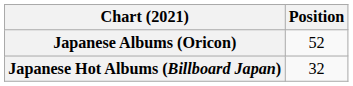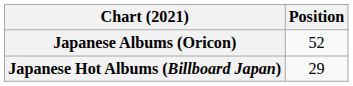(316, 68) 32 -> (316, 68) 29
